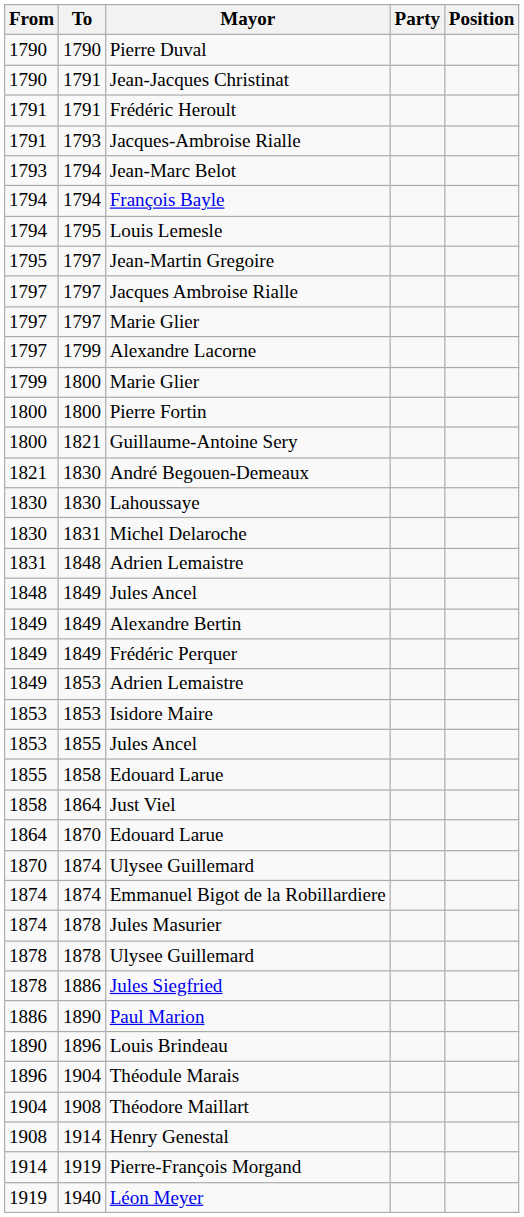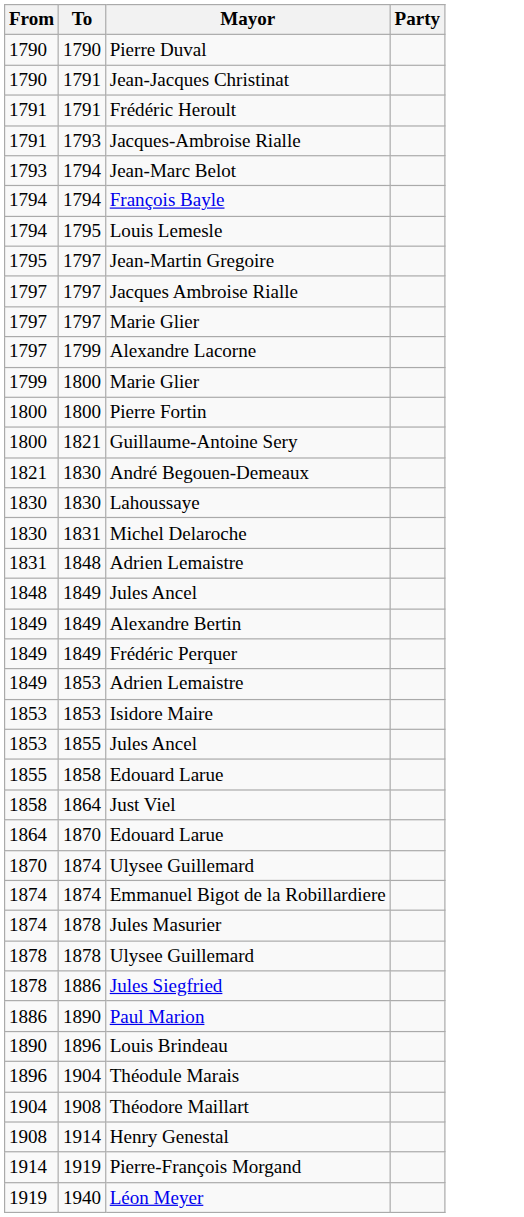- column: (482, 19)
